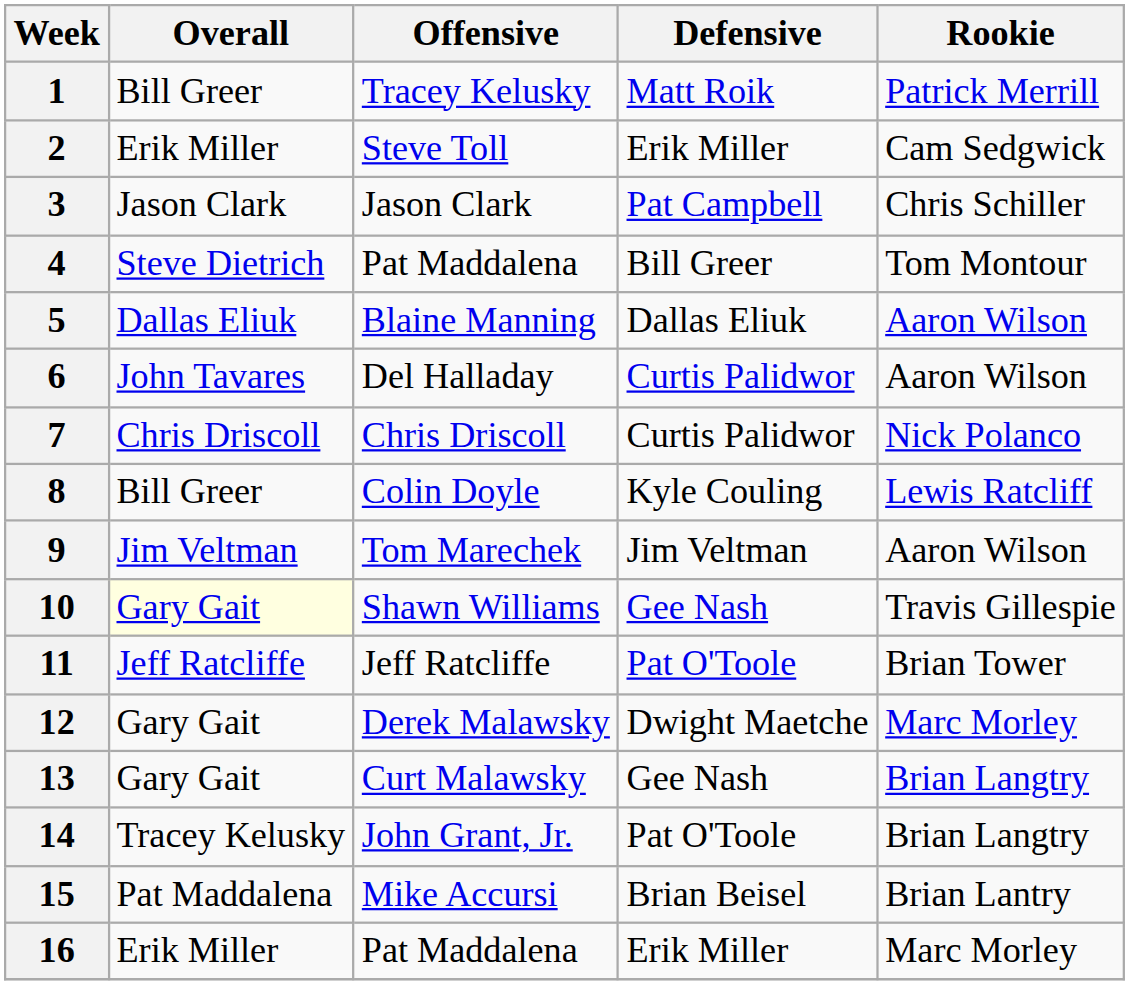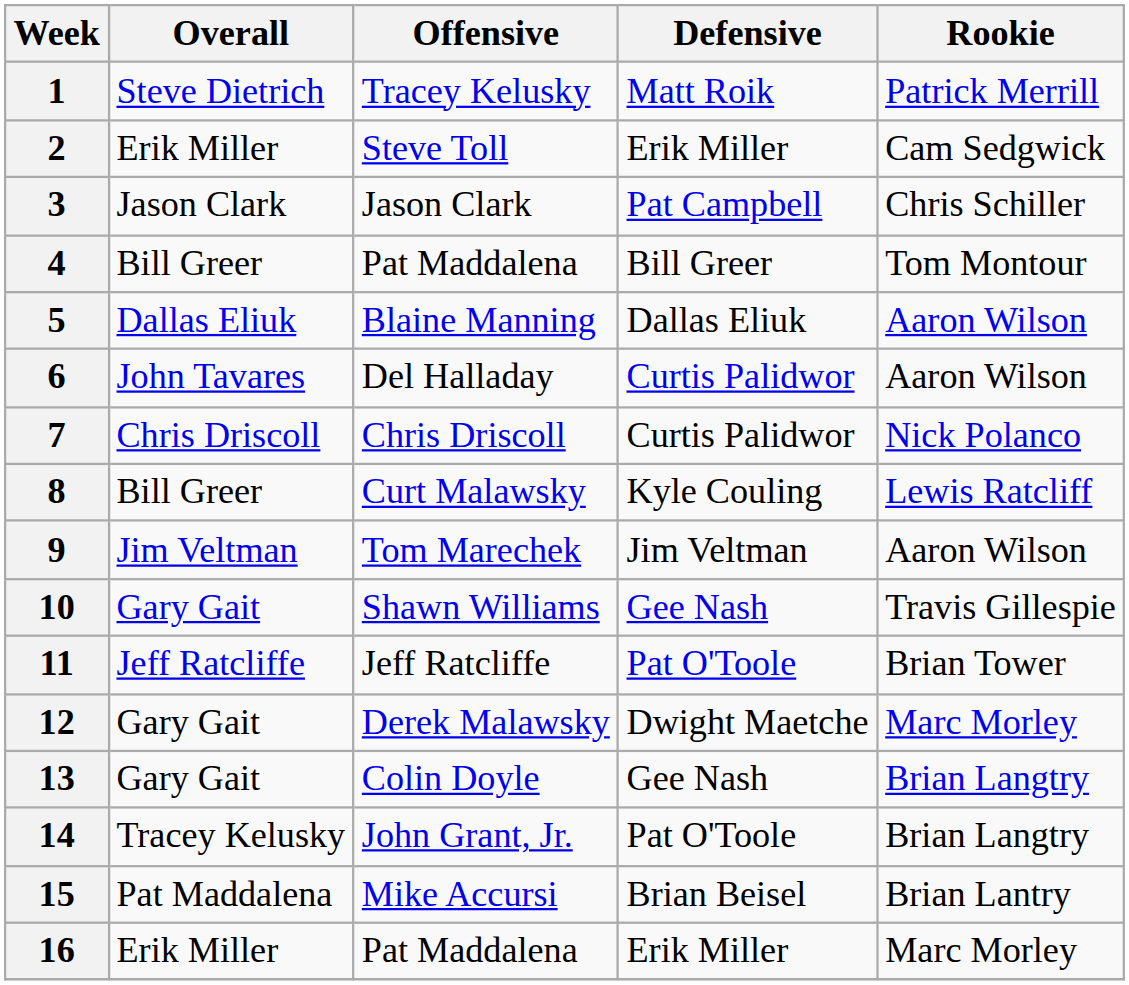(189, 90) Bill Greer -> (220, 90) Steve Dietrich
(220, 262) Steve Dietrich -> (189, 262) Bill Greer
(451, 491) Colin Doyle -> (474, 491) Curt Malawsky
(188, 606) lightyellow background -> (188, 606) no background
(474, 778) Curt Malawsky -> (451, 778) Colin Doyle
